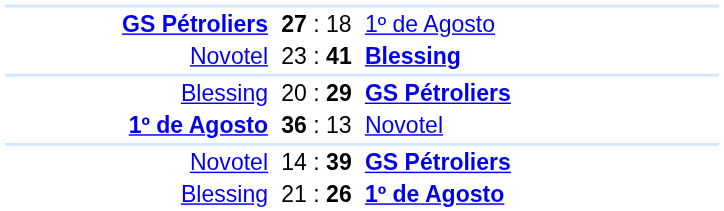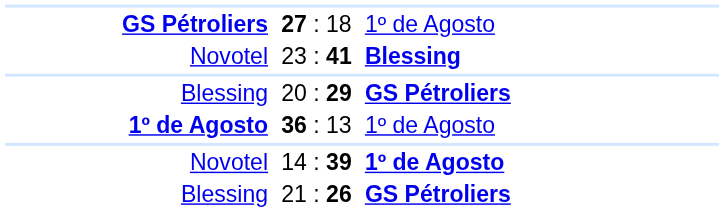(404, 125) Novotel -> (430, 125) 1º de Agosto
(438, 162) GS Pétroliers -> (435, 162) 1º de Agosto
(435, 194) 1º de Agosto -> (438, 194) GS Pétroliers
